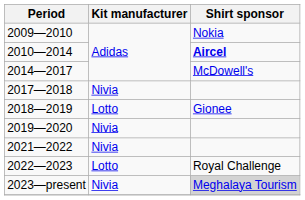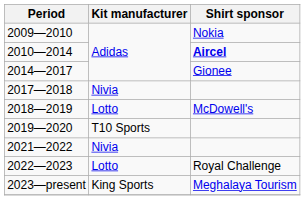(223, 71) McDowell's -> (212, 71) Gionee
(212, 109) Gionee -> (223, 109) McDowell's
(105, 128) Nivia -> (121, 128) T10 Sports
(105, 185) Nivia -> (122, 185) King Sports
(245, 185) lightgrey background -> (245, 185) no background
